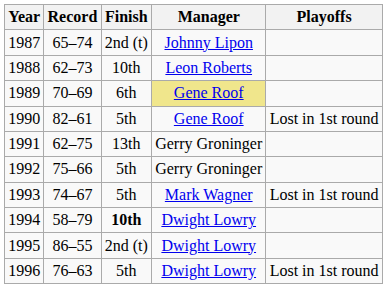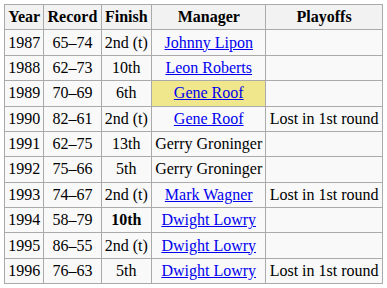(126, 118) 5th -> (126, 118) 2nd (t)
(126, 194) 5th -> (126, 194) 2nd (t)
